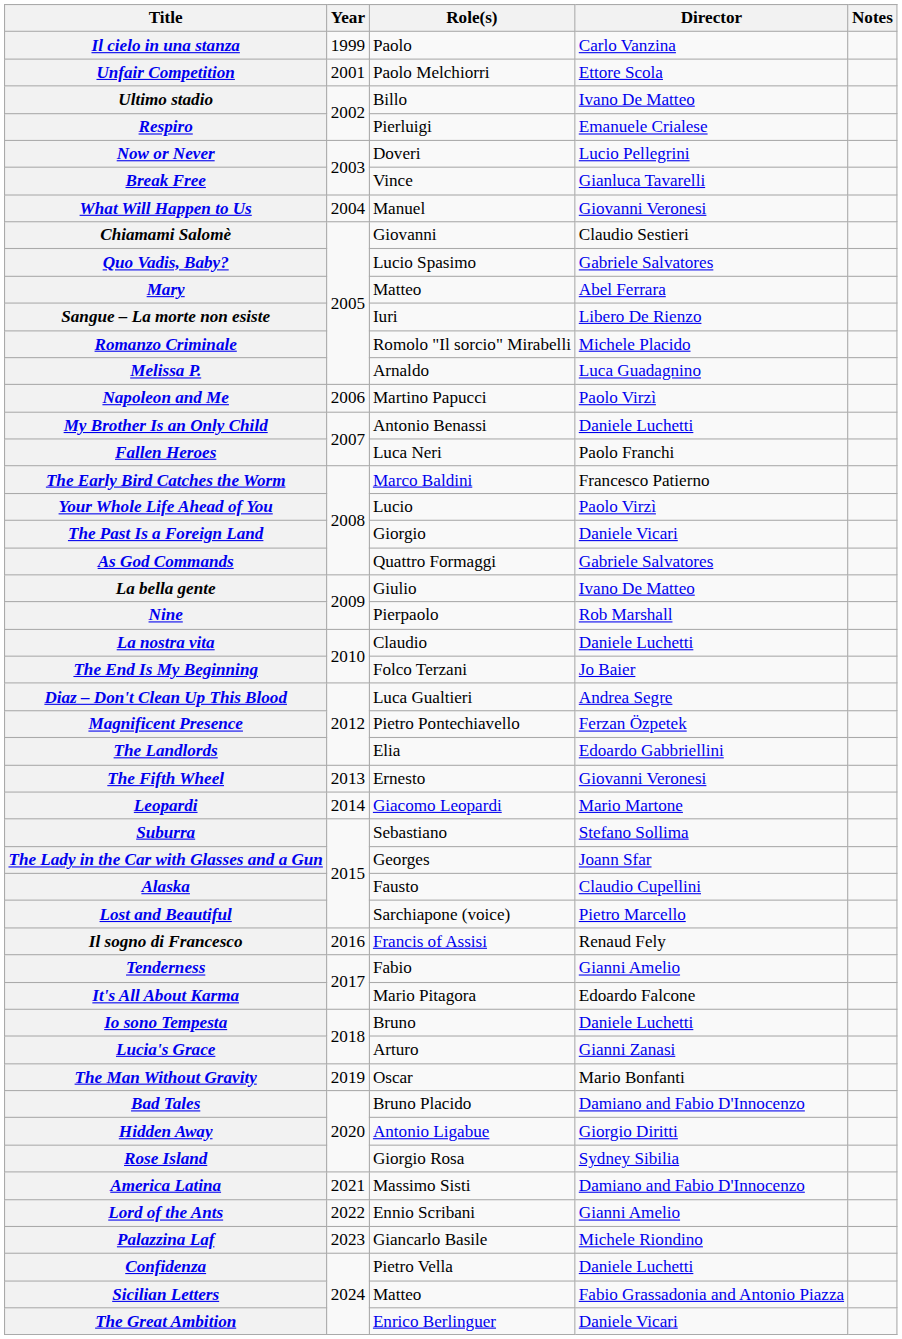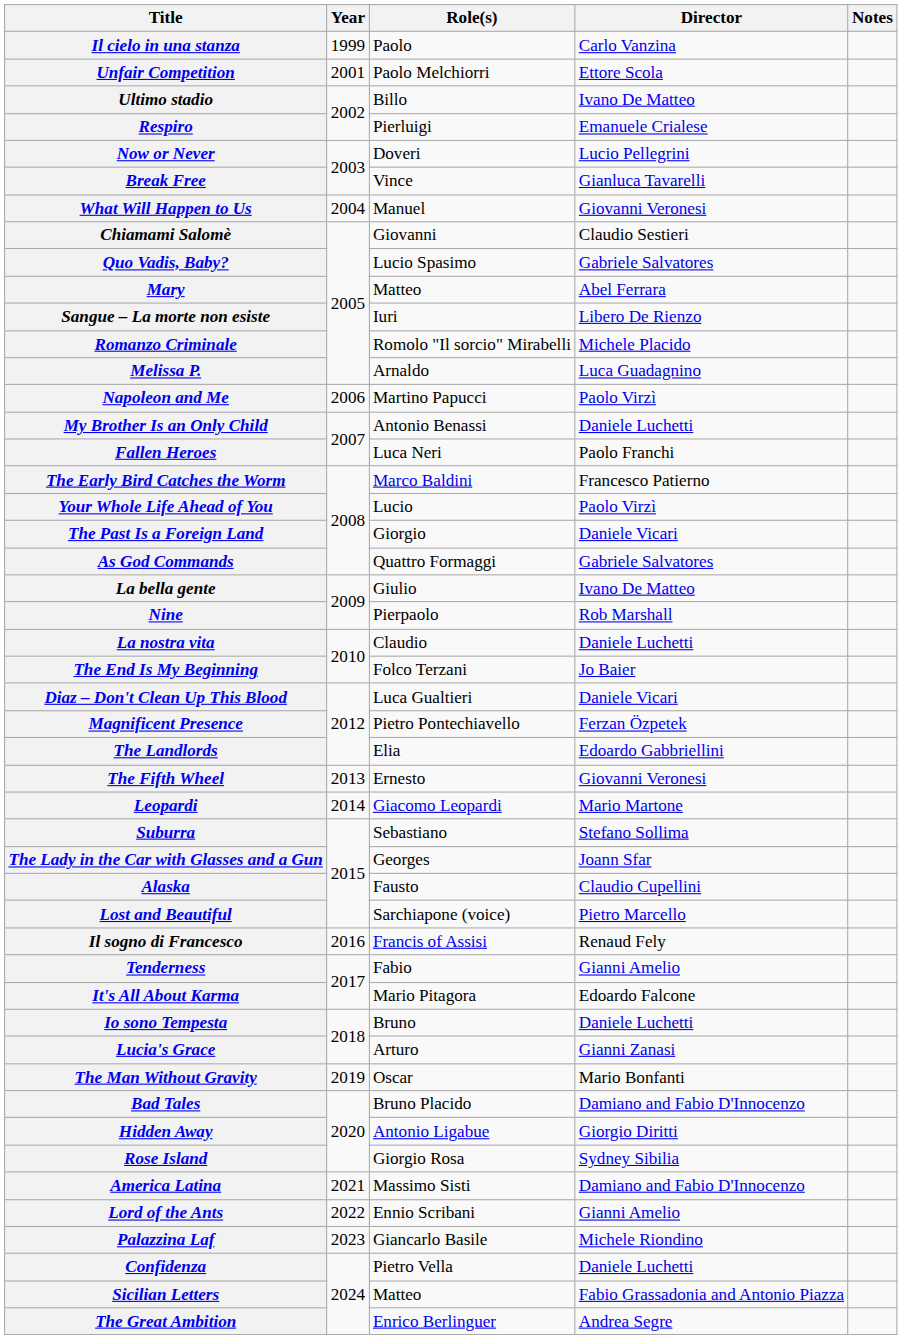(626, 696) Andrea Segre -> (628, 696) Daniele Vicari
(628, 1321) Daniele Vicari -> (626, 1321) Andrea Segre
